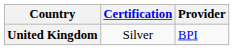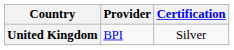columns swapped: (202, 14) <-> (138, 14)
